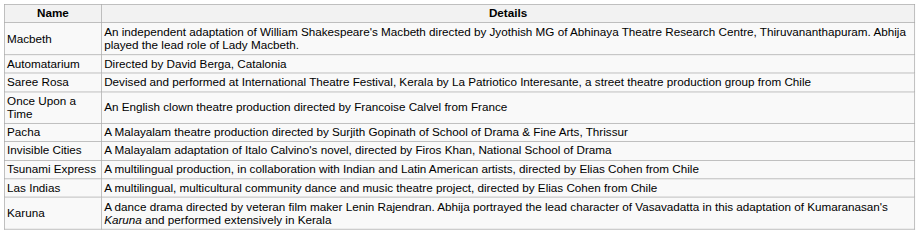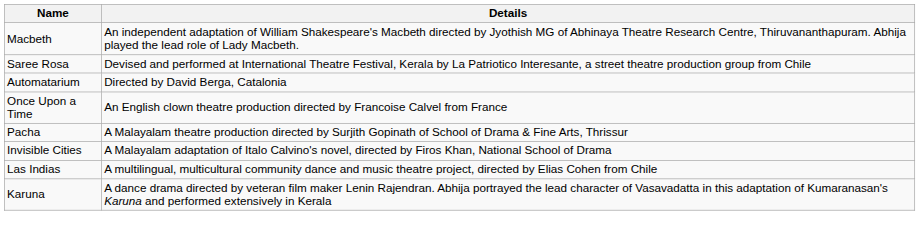rows swapped: (38, 82) <-> (43, 63)
- row: (52, 169)
